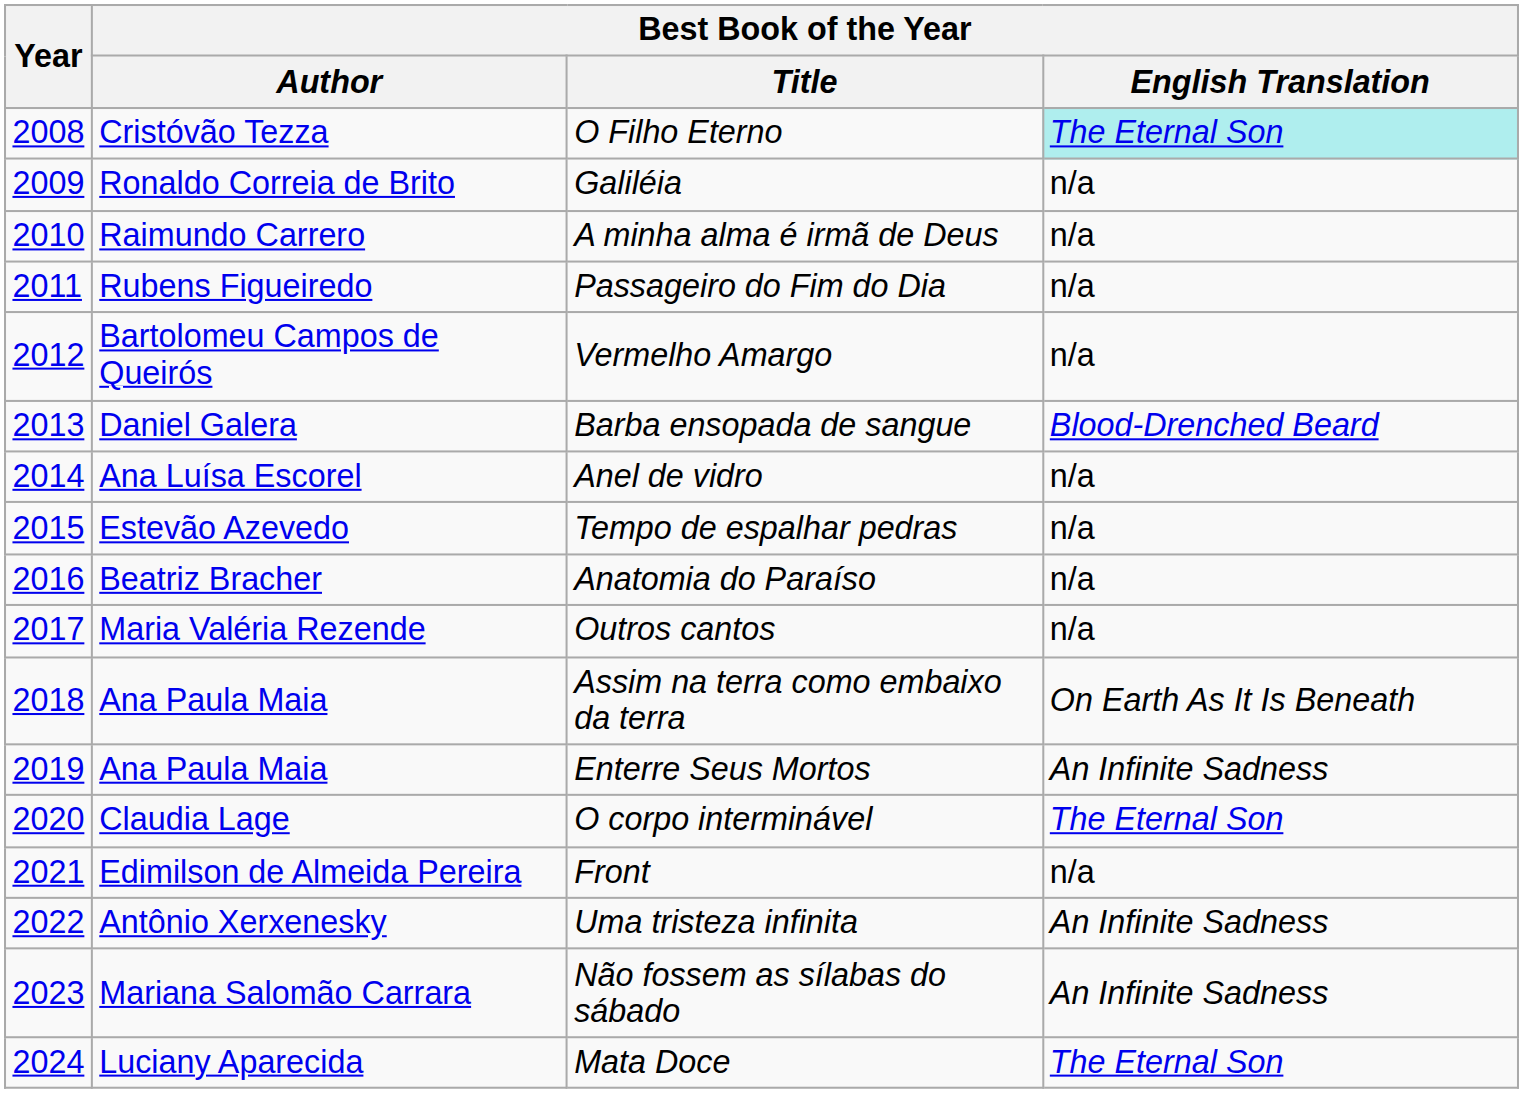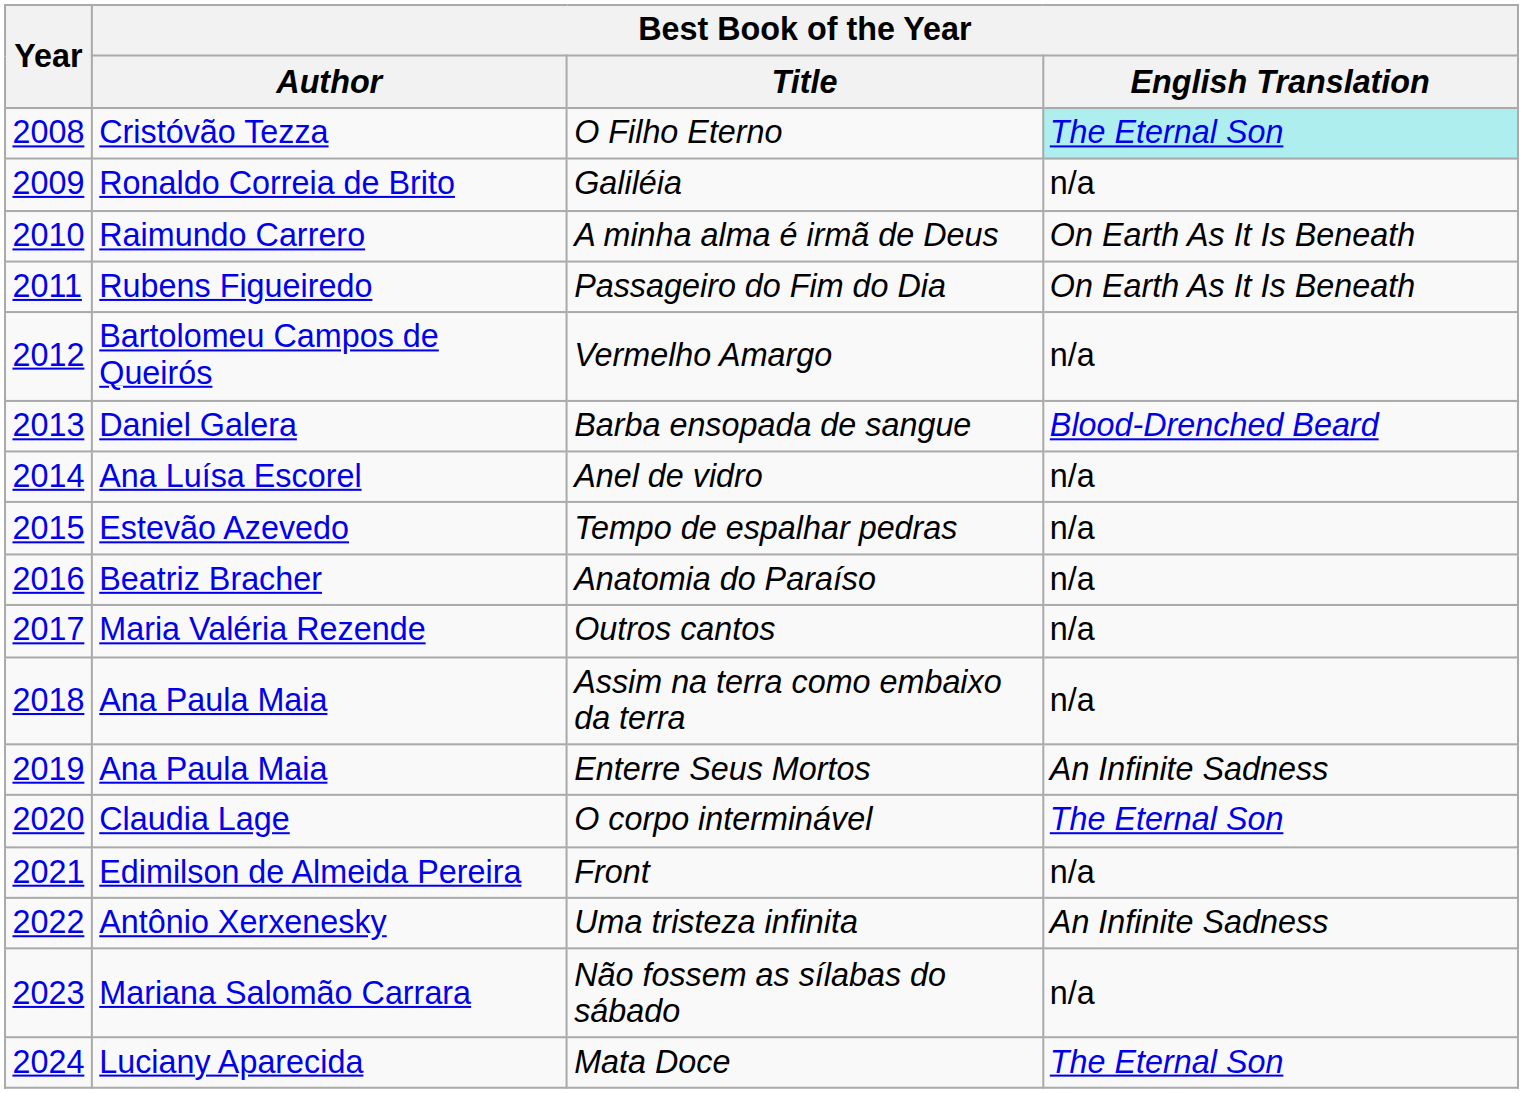(1072, 235) n/a -> (1232, 235) On Earth As It Is Beneath
(1072, 286) n/a -> (1232, 286) On Earth As It Is Beneath
(1232, 699) On Earth As It Is Beneath -> (1072, 699) n/a
(1189, 992) An Infinite Sadness -> (1072, 992) n/a
